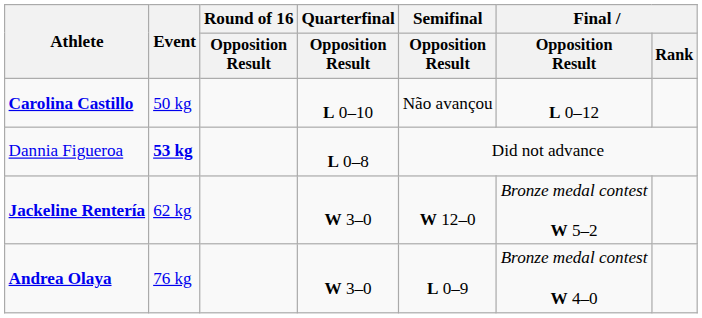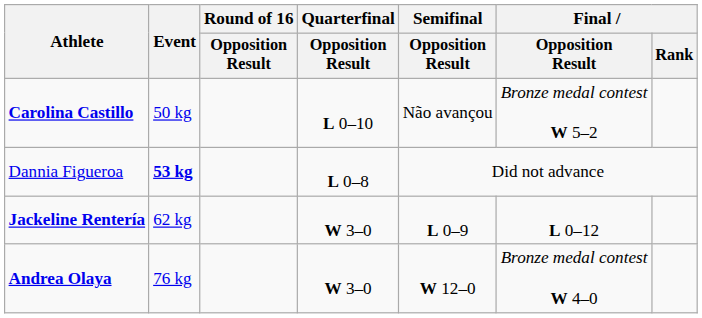(574, 113) L 0–12 -> (574, 113) Bronze medal contest W 5–2
(448, 220) W 12–0 -> (448, 230) L 0–9
(574, 210) Bronze medal contest W 5–2 -> (574, 230) L 0–12
(448, 289) L 0–9 -> (448, 289) W 12–0
